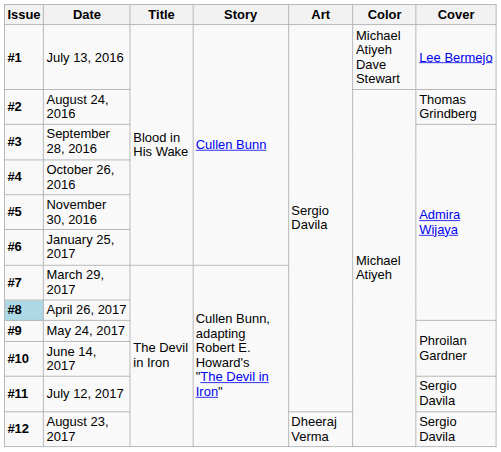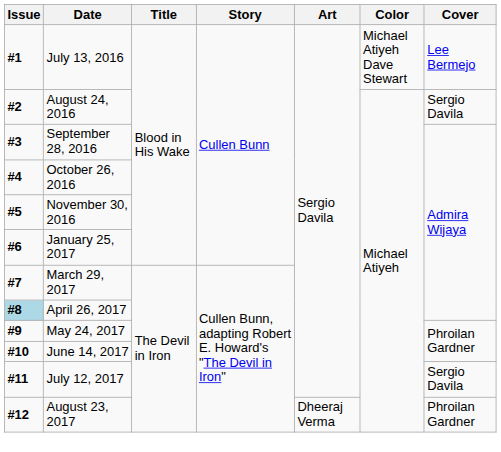(448, 106) Thomas Grindberg -> (446, 106) Sergio Davila
(438, 429) Sergio Davila -> (451, 414) Phroilan Gardner
